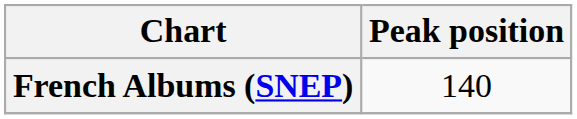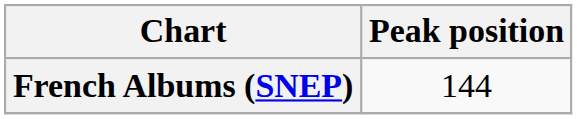(467, 85) 140 -> (467, 85) 144
